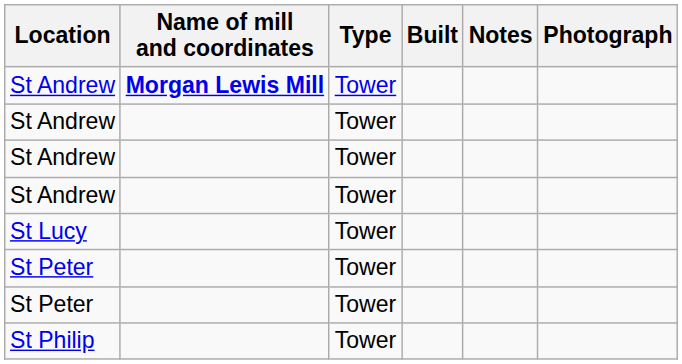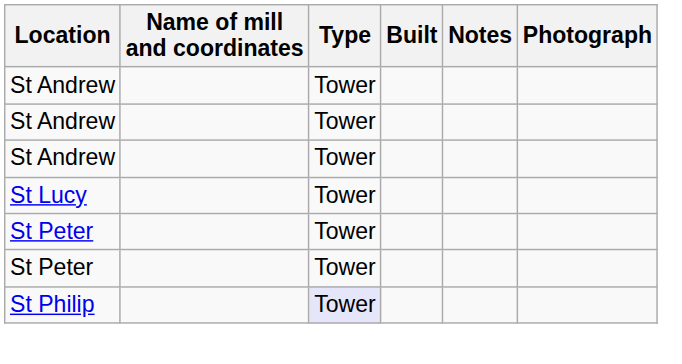- row: (63, 85)
(365, 341) no background -> (345, 304) lavender background
